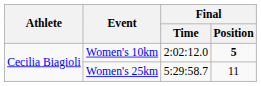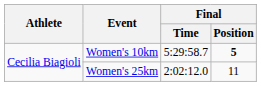(186, 52) 2:02:12.0 -> (186, 52) 5:29:58.7
(186, 72) 5:29:58.7 -> (186, 72) 2:02:12.0
